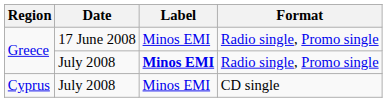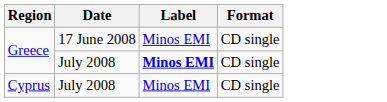(300, 39) Radio single, Promo single -> (250, 39) CD single
(300, 62) Radio single, Promo single -> (250, 62) CD single
